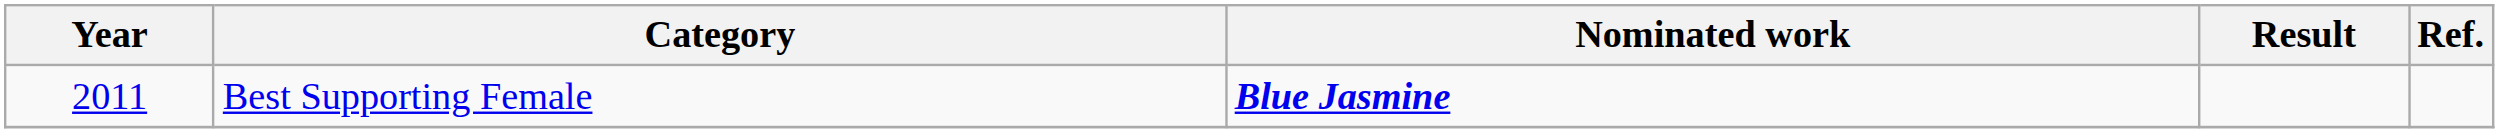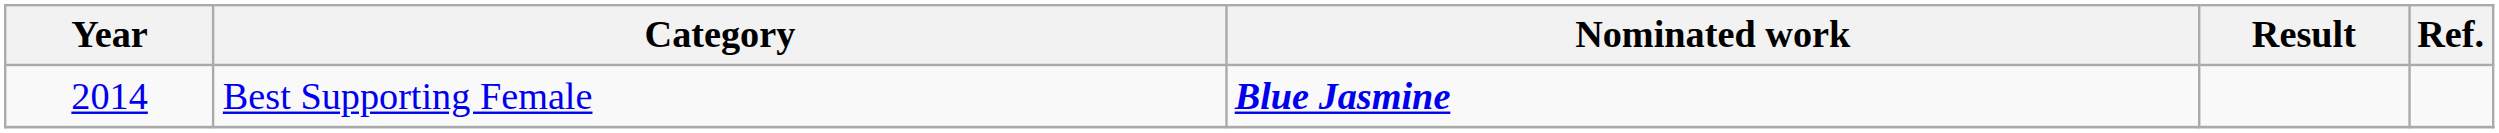(110, 95) 2011 -> (110, 95) 2014
